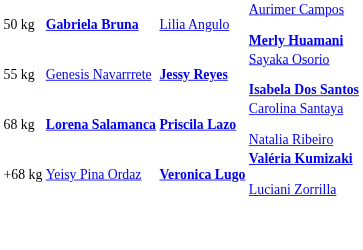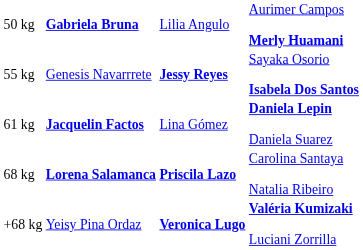+ row: (19, 124)
